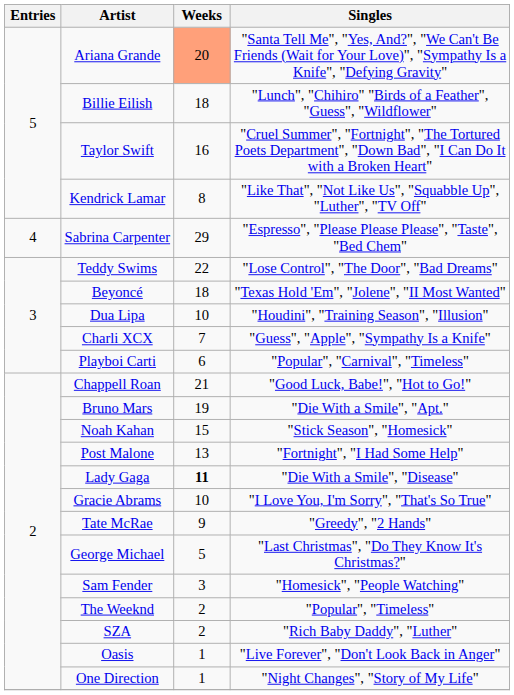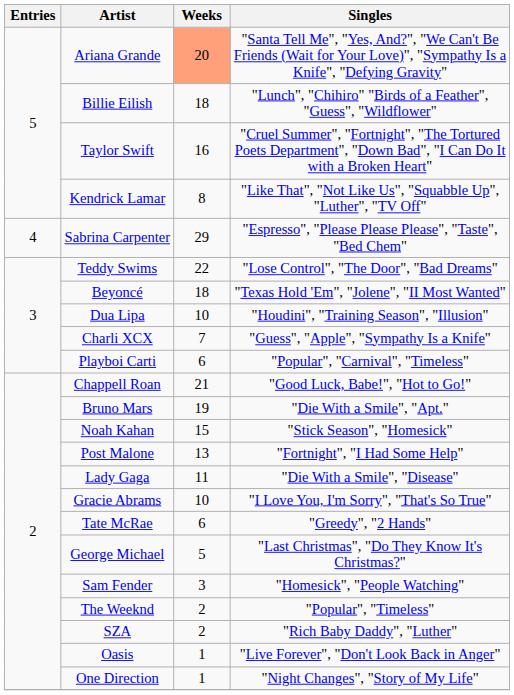(202, 477) bold -> (202, 477) normal
(202, 523) 9 -> (202, 523) 6
